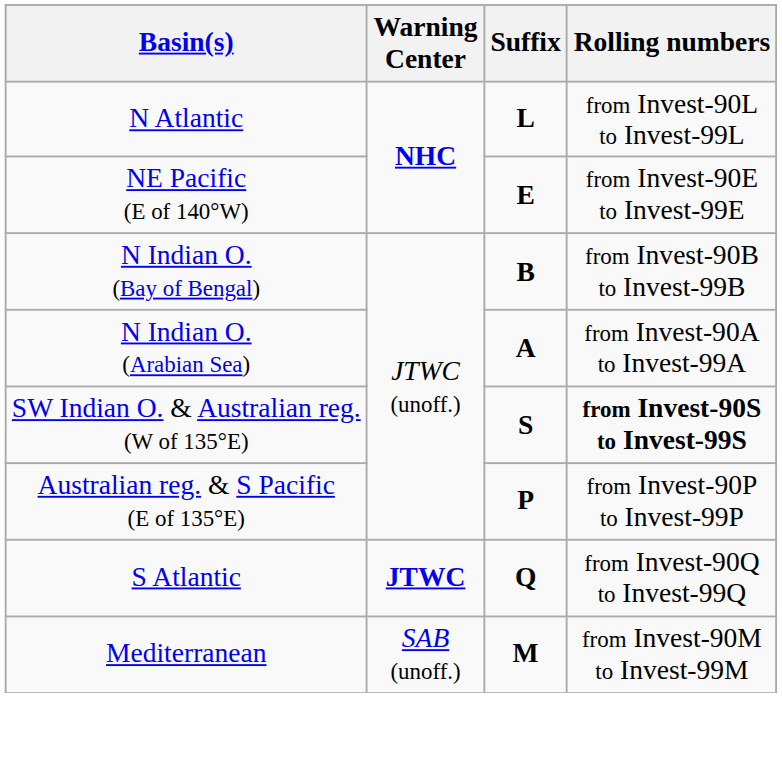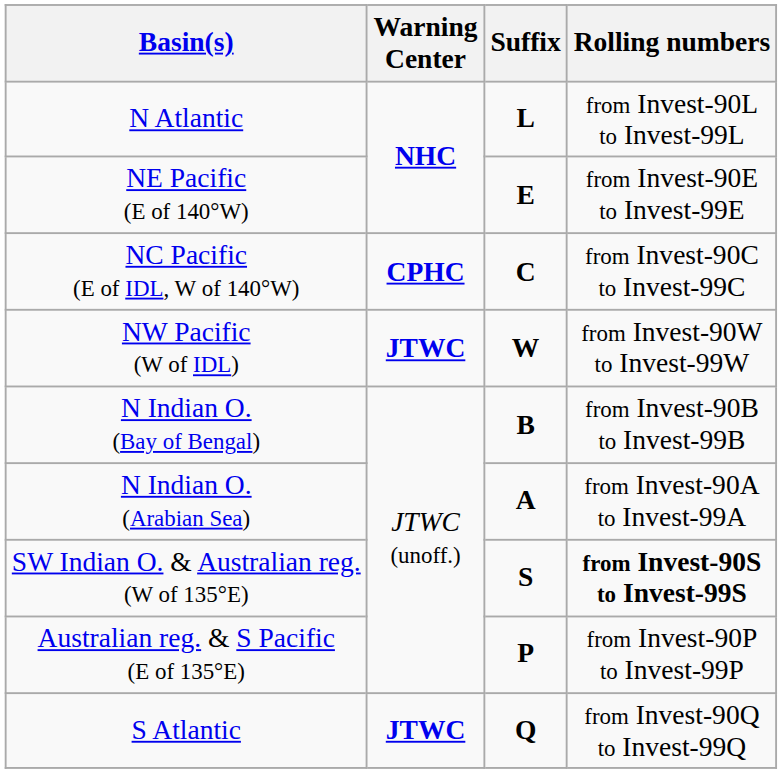+ row: (186, 271)
+ row: (186, 347)
- row: (186, 653)
